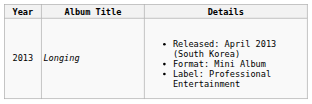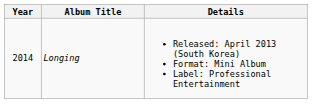(23, 59) 2013 -> (23, 59) 2014
